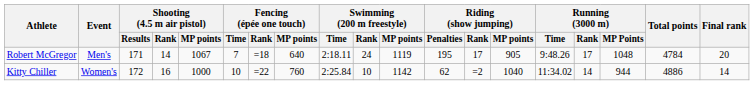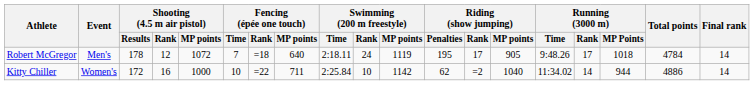(136, 55) 171 -> (136, 55) 178
(165, 55) 14 -> (165, 55) 12
(201, 55) 1067 -> (201, 55) 1072
(623, 55) 1048 -> (623, 55) 1018
(724, 55) 20 -> (724, 55) 14
(297, 72) 760 -> (297, 72) 711
